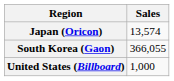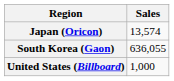(148, 48) 366,055 -> (148, 48) 636,055
